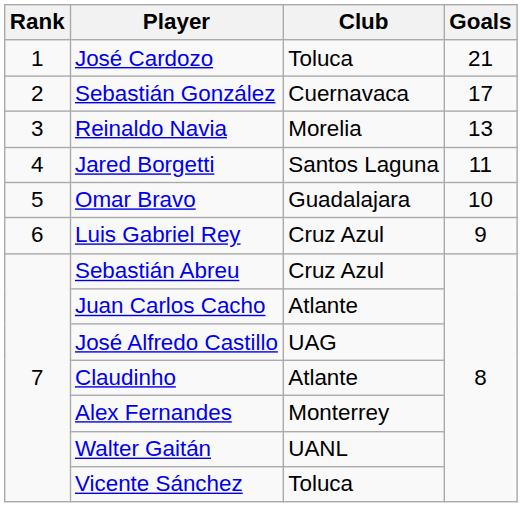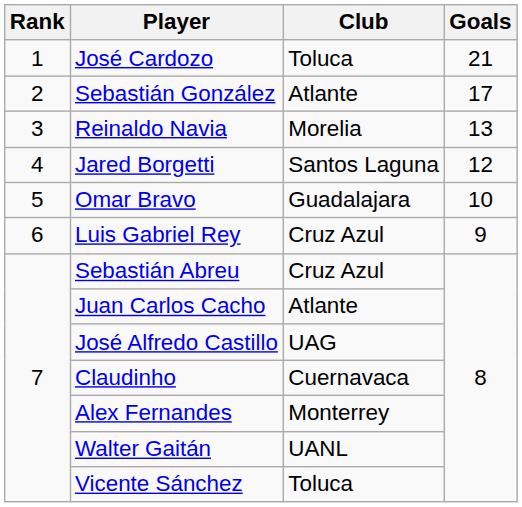(349, 93) Cuernavaca -> (323, 93) Atlante
(480, 164) 11 -> (480, 164) 12
(323, 377) Atlante -> (349, 377) Cuernavaca
